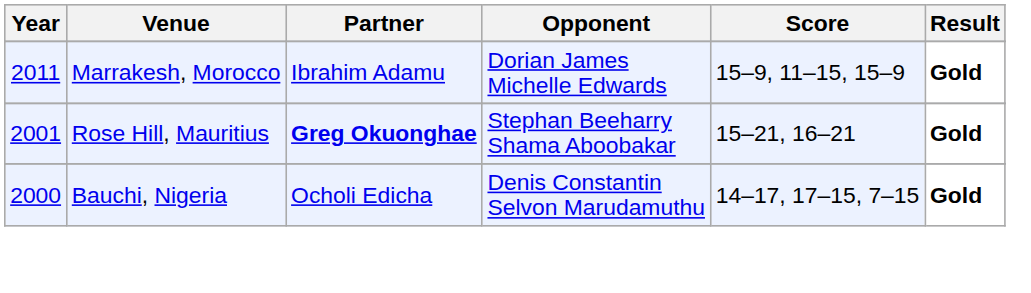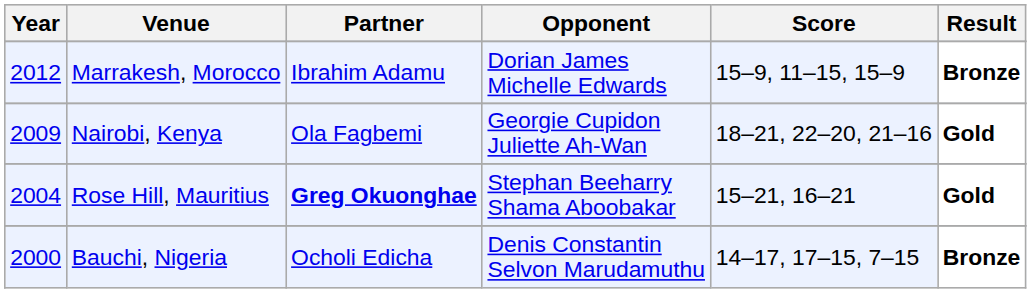(36, 72) 2011 -> (36, 72) 2012
(956, 72) Gold -> (982, 72) Bronze
+ row: (147, 134)
(36, 134) 2001 -> (36, 195) 2004
(956, 195) Gold -> (982, 257) Bronze
